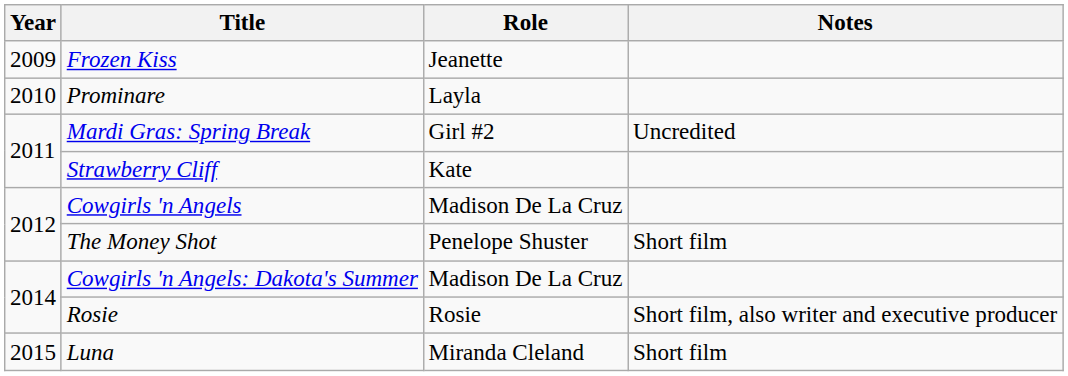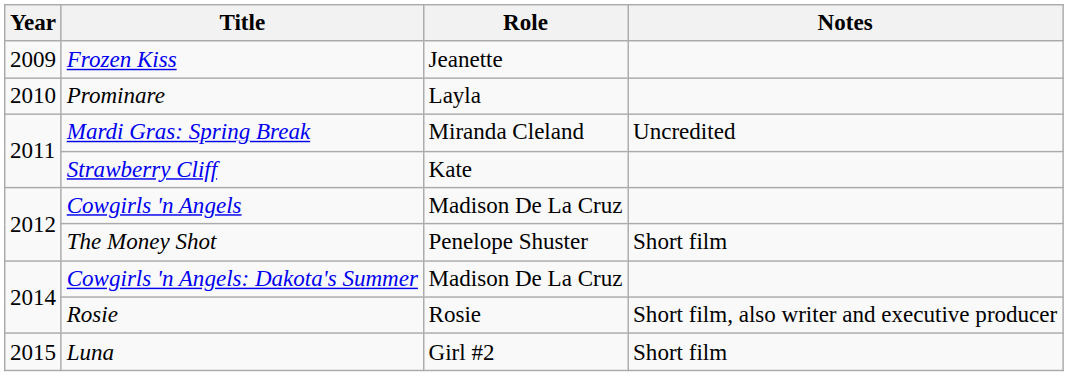(462, 132) Girl #2 -> (506, 132) Miranda Cleland
(506, 351) Miranda Cleland -> (462, 351) Girl #2
